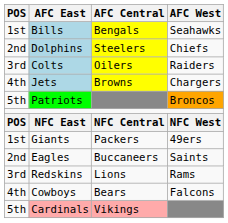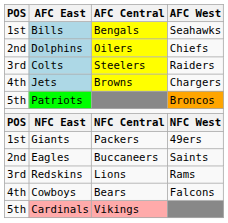(120, 48) Steelers -> (113, 48) Oilers
(113, 65) Oilers -> (120, 65) Steelers
